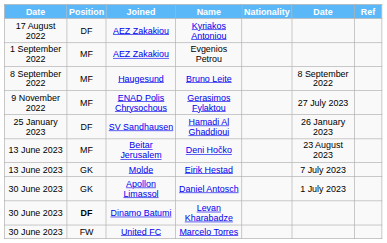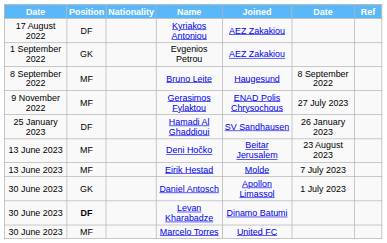columns swapped: (267, 12) <-> (141, 12)
(87, 55) MF -> (87, 55) GK
(87, 170) GK -> (87, 170) MF
(87, 232) FW -> (87, 232) MF
